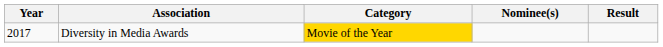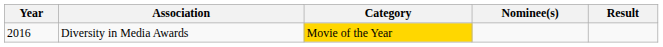(19, 32) 2017 -> (19, 32) 2016
